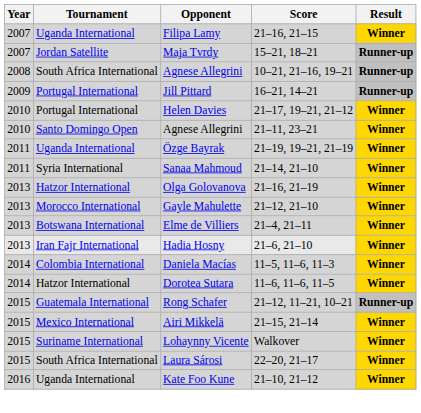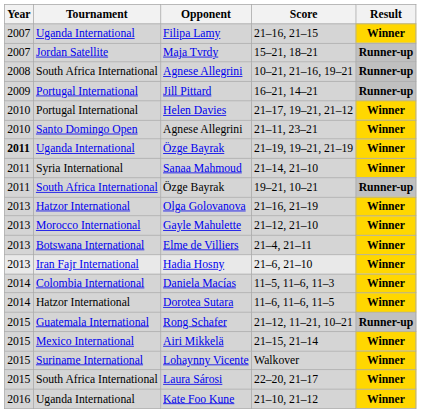(19, 149) normal -> (18, 149) bold
+ row: (194, 187)
